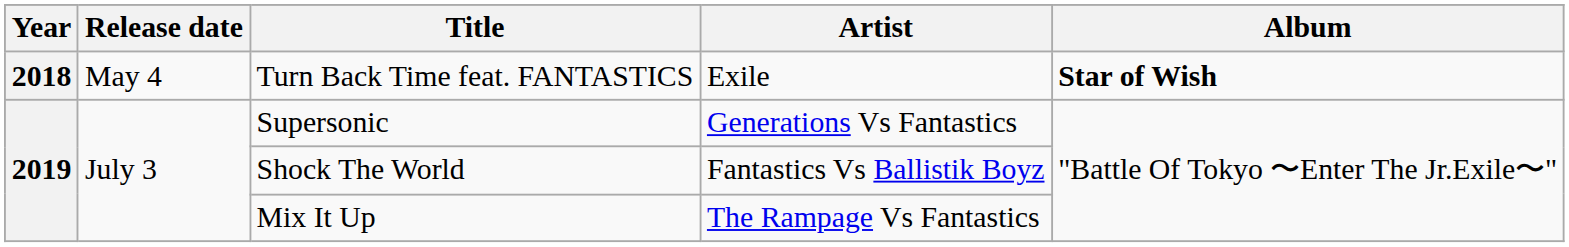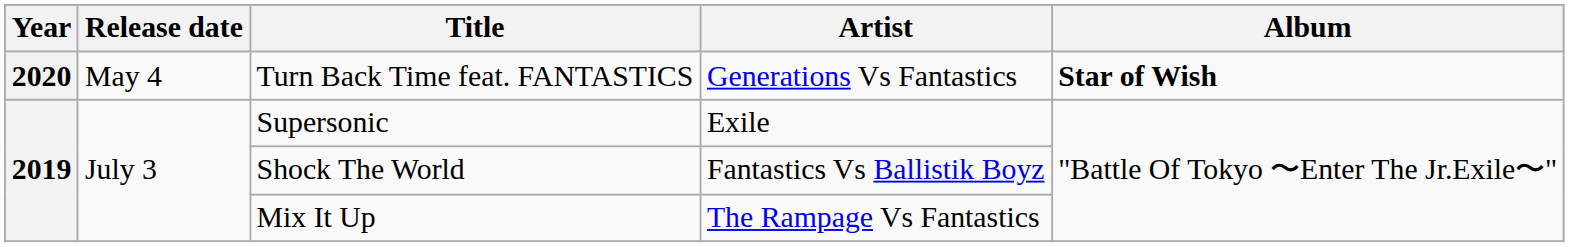(42, 75) 2018 -> (42, 75) 2020
(738, 75) Exile -> (862, 75) Generations Vs Fantastics
(862, 122) Generations Vs Fantastics -> (738, 122) Exile
